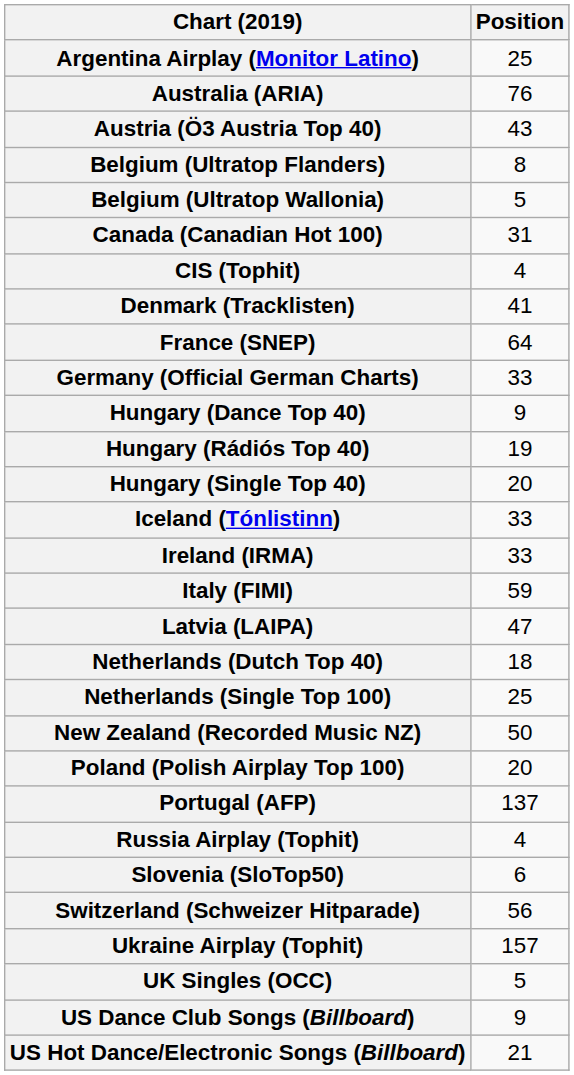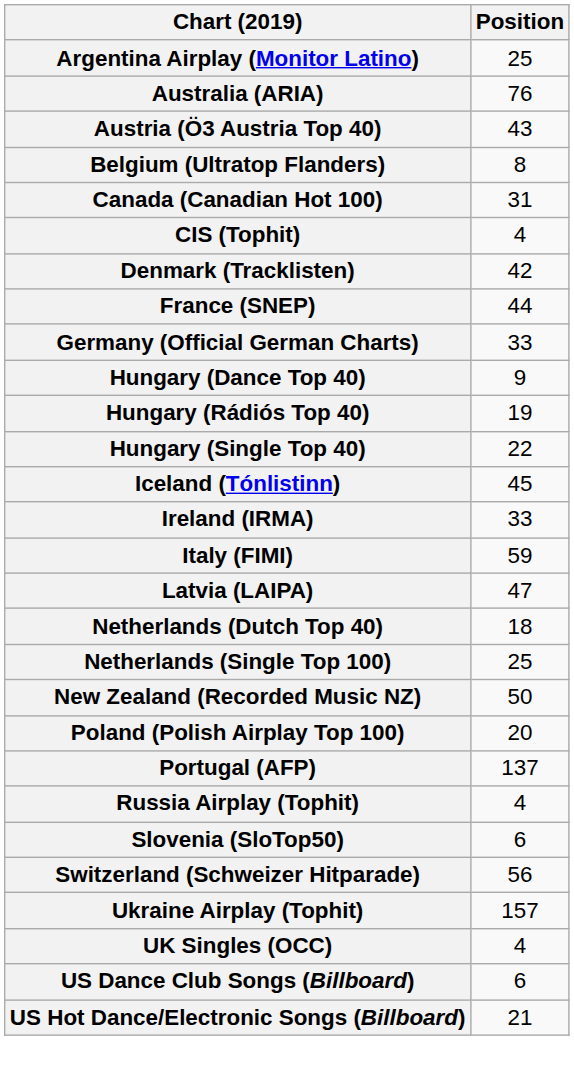- row: (238, 199)
(520, 306) 41 -> (520, 270) 42
(520, 341) 64 -> (520, 306) 44
(520, 484) 20 -> (520, 448) 22
(520, 519) 33 -> (520, 484) 45
(520, 981) 5 -> (520, 945) 4
(520, 1016) 9 -> (520, 981) 6
